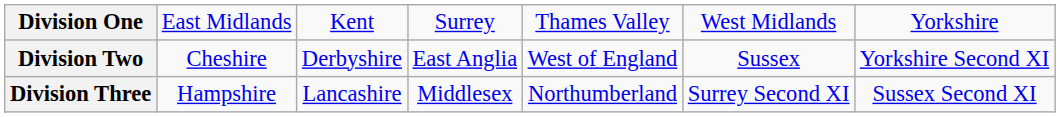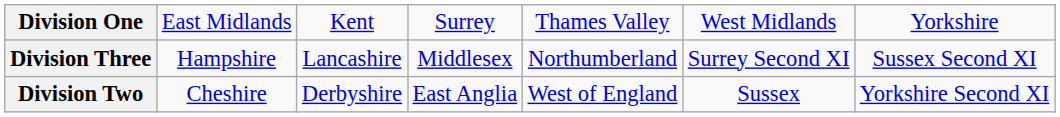rows swapped: (81, 58) <-> (81, 93)
